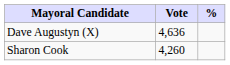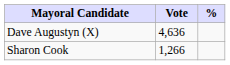(172, 50) 4,260 -> (172, 50) 1,266
